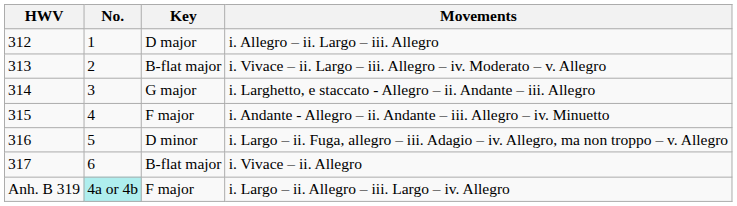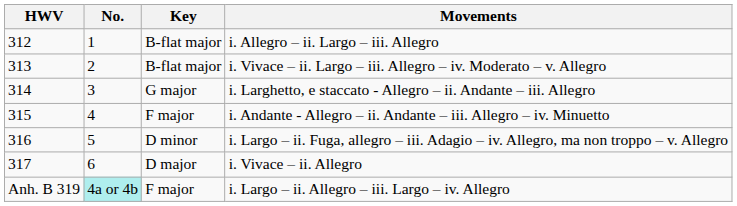(171, 41) D major -> (183, 41) B-flat major
(183, 164) B-flat major -> (171, 164) D major
